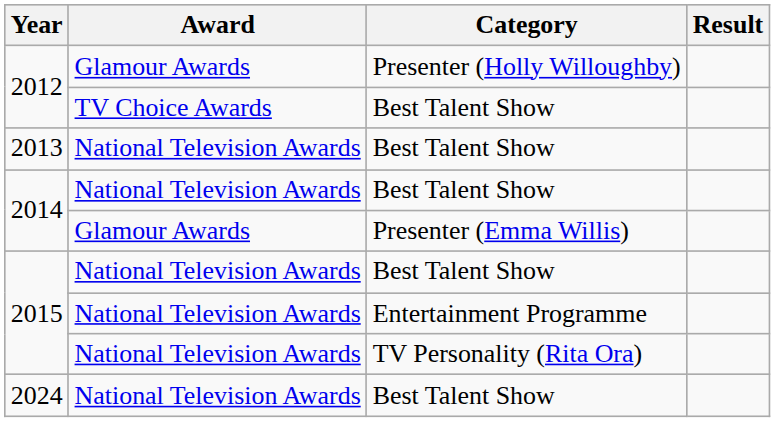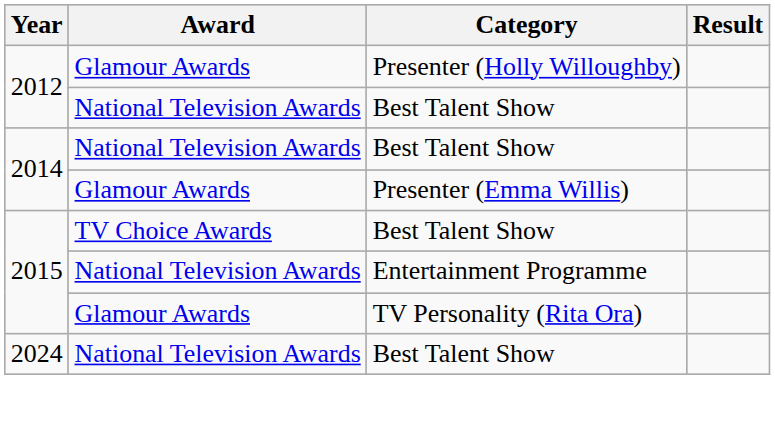(173, 107) TV Choice Awards -> (218, 107) National Television Awards
- row: (37, 148)
(218, 271) National Television Awards -> (173, 230) TV Choice Awards
(218, 353) National Television Awards -> (162, 312) Glamour Awards
